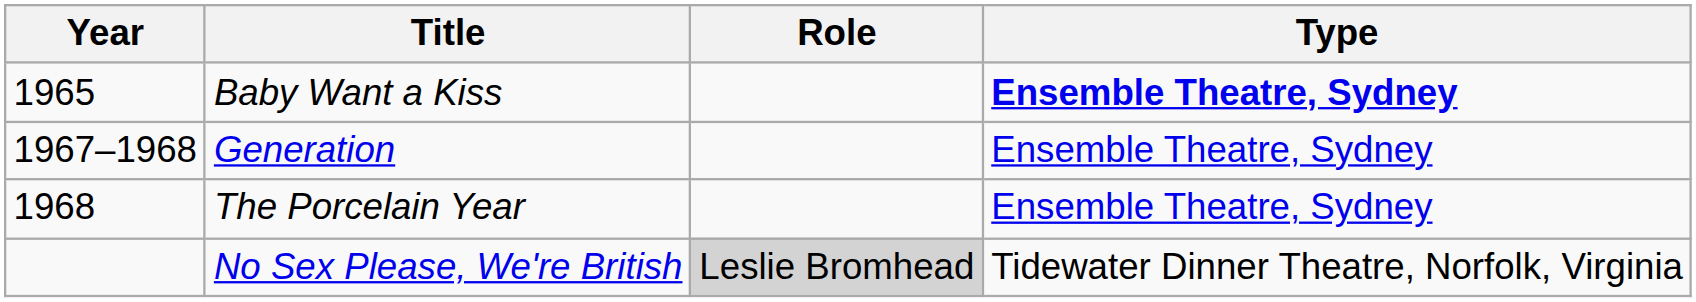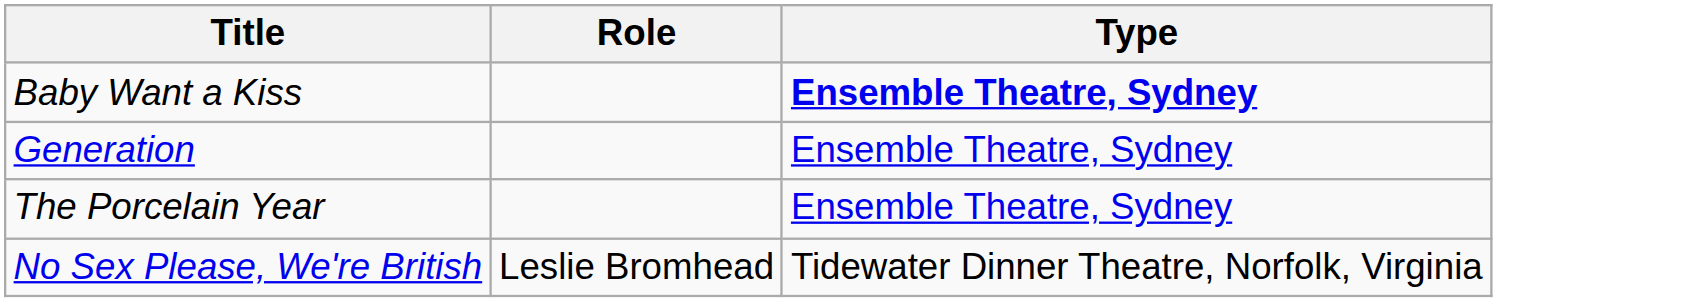- column: (105, 33)
(837, 265) lightgrey background -> (637, 265) no background
